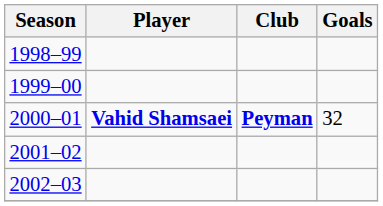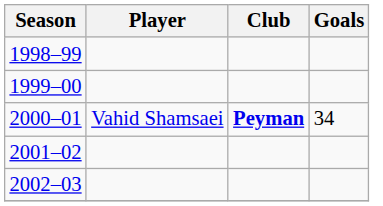(162, 119) bold -> (157, 119) normal
(333, 119) 32 -> (324, 119) 34
